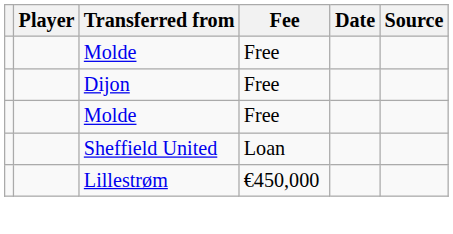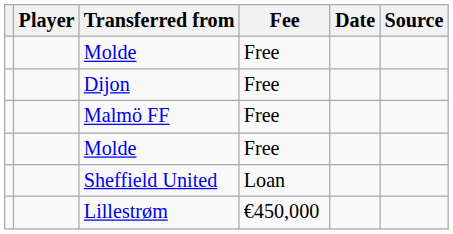+ row: (127, 116)
